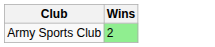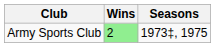+ column: (174, 14)
